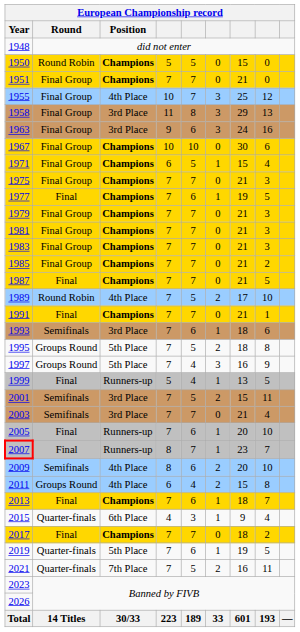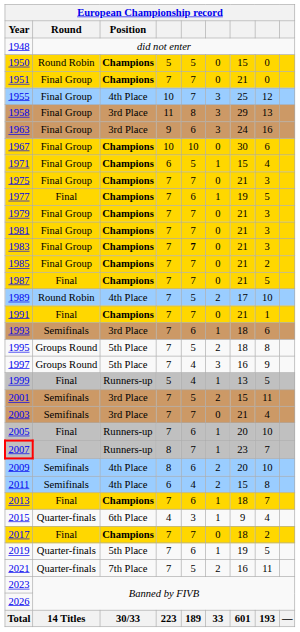(193, 247) normal -> (193, 247) bold
(66, 484) Groups Round -> (66, 484) Semifinals
